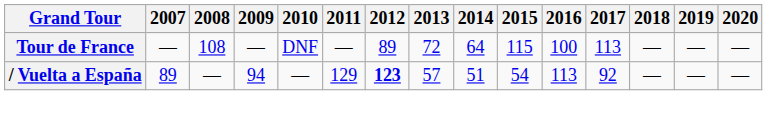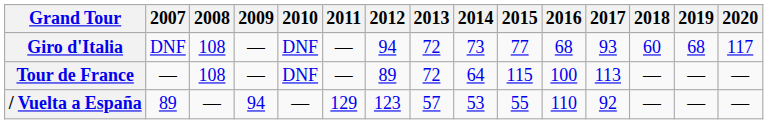+ row: (75, 47)
(387, 75) bold -> (387, 103) normal
(476, 75) 51 -> (476, 103) 53
(520, 75) 54 -> (520, 103) 55
(564, 75) 113 -> (564, 103) 110
